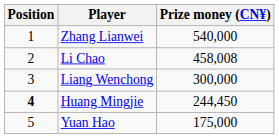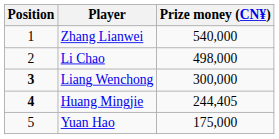(215, 58) 458,008 -> (215, 58) 498,000
(31, 79) normal -> (31, 79) bold
(215, 101) 244,450 -> (215, 101) 244,405
